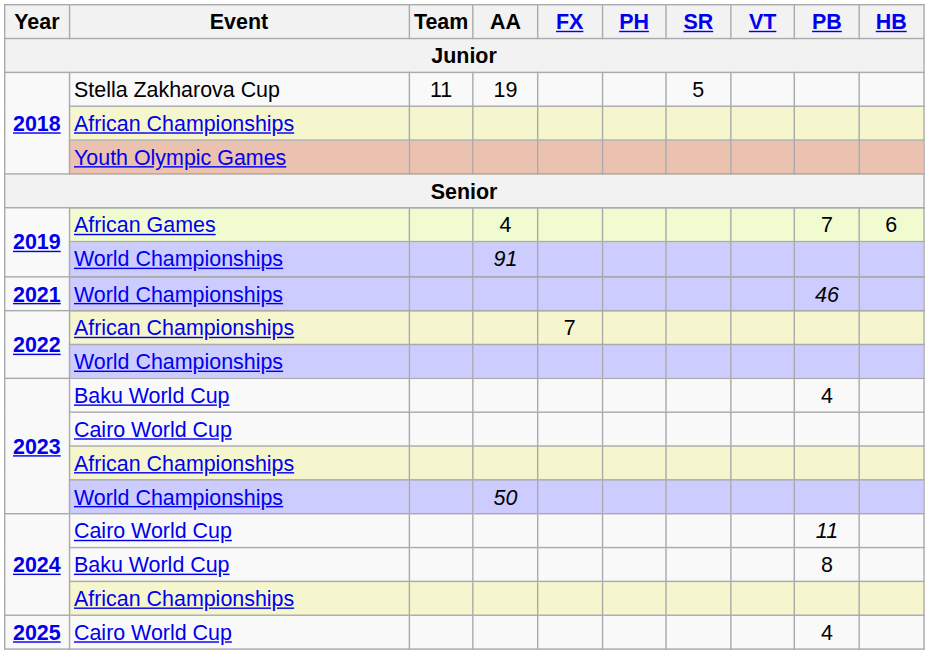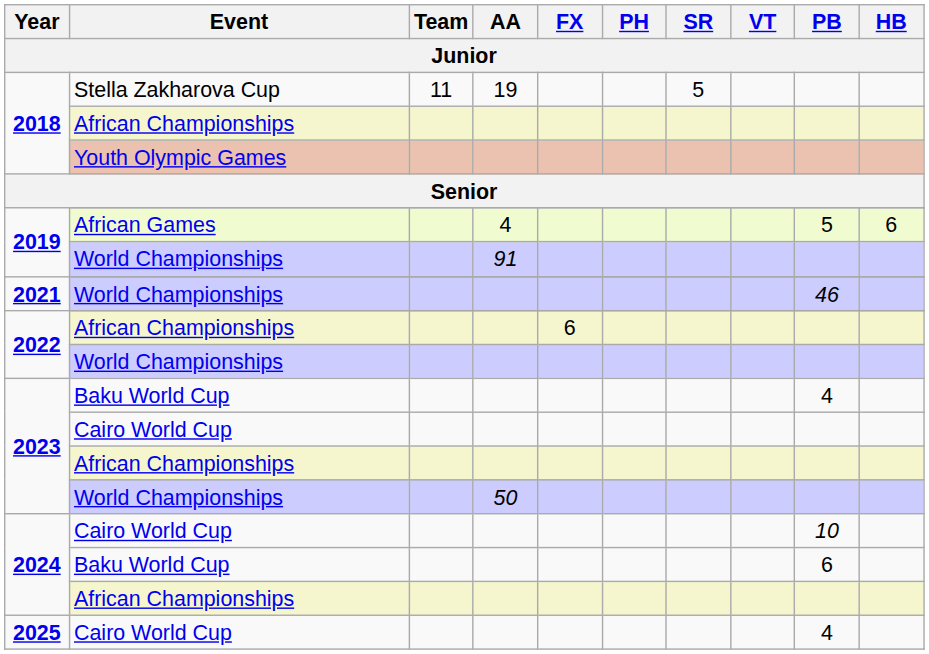(827, 225) 7 -> (827, 225) 5
(570, 327) 7 -> (570, 327) 6
(827, 531) 11 -> (827, 531) 10
(827, 565) 8 -> (827, 565) 6
